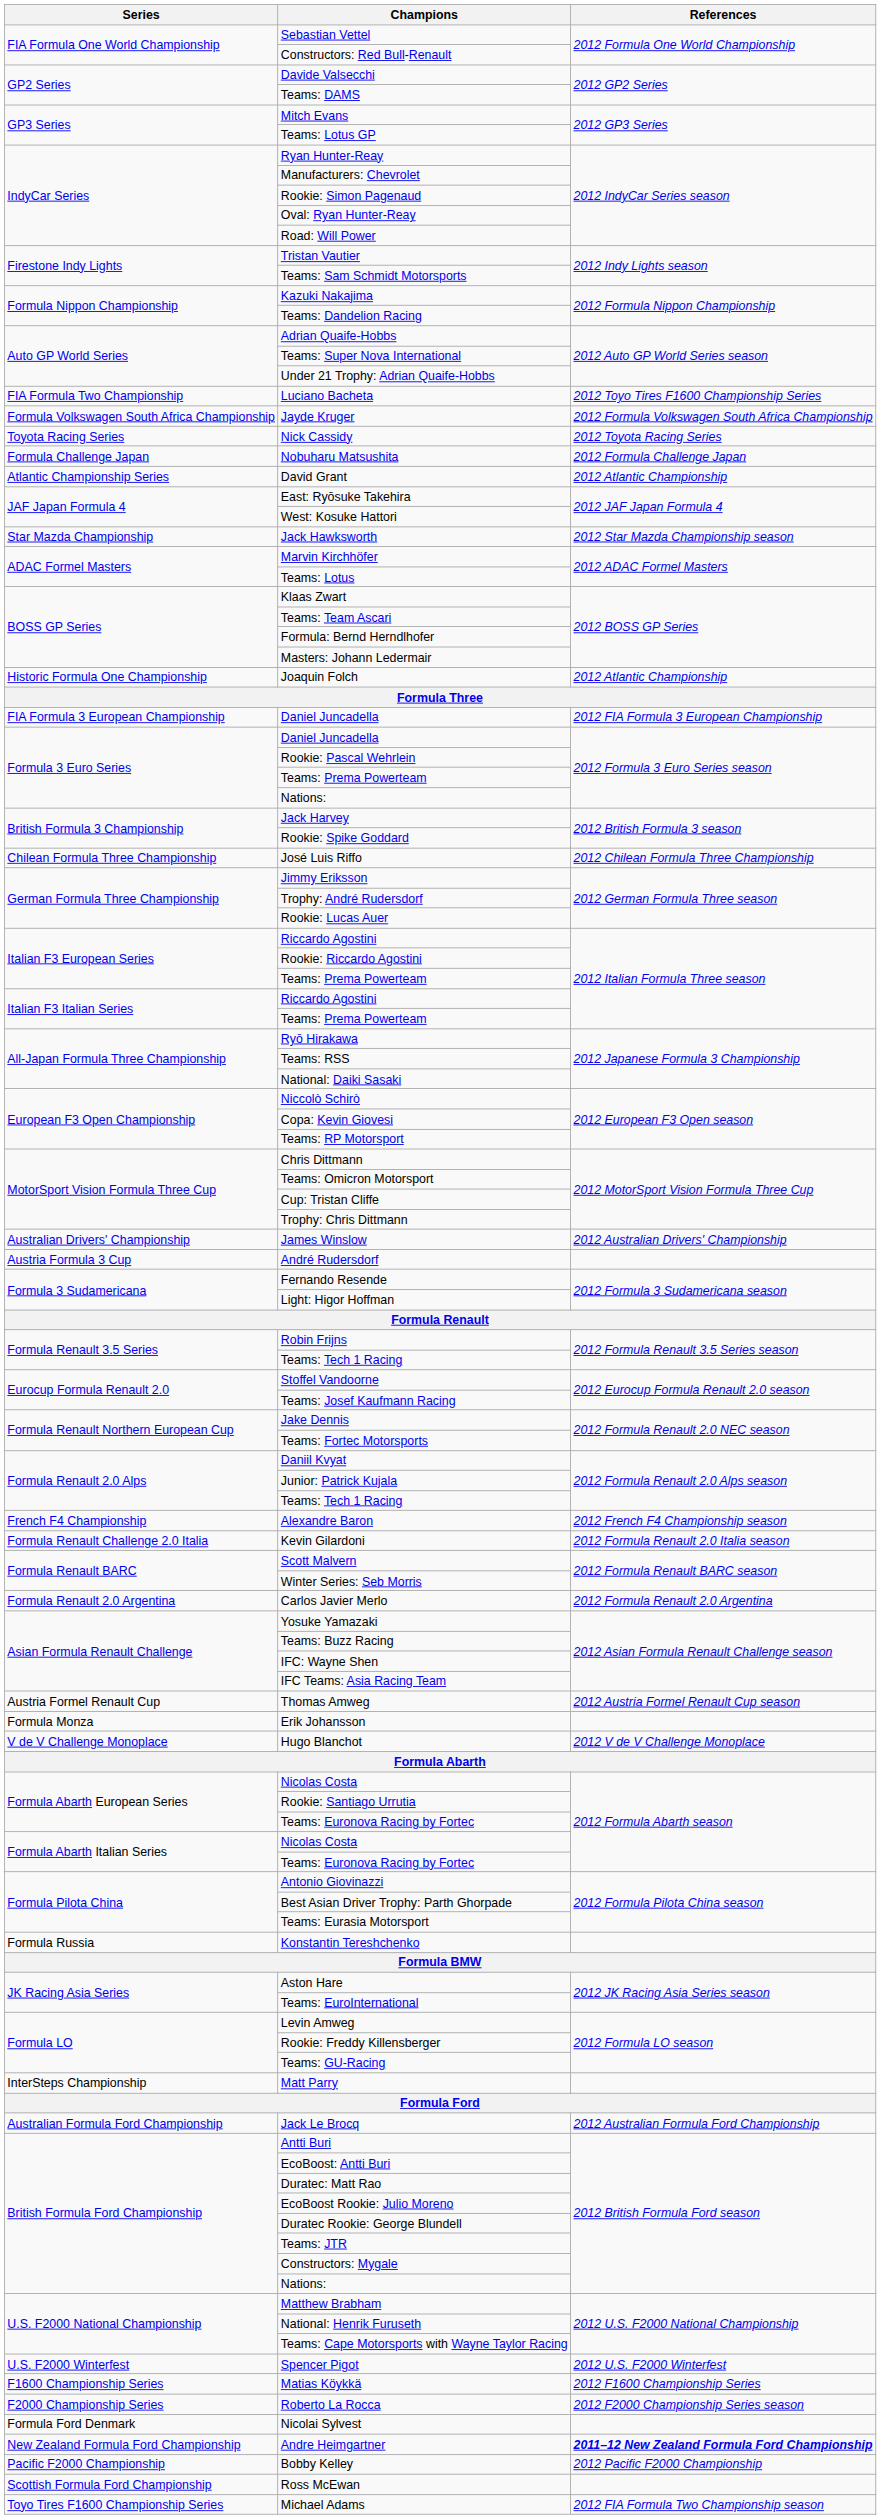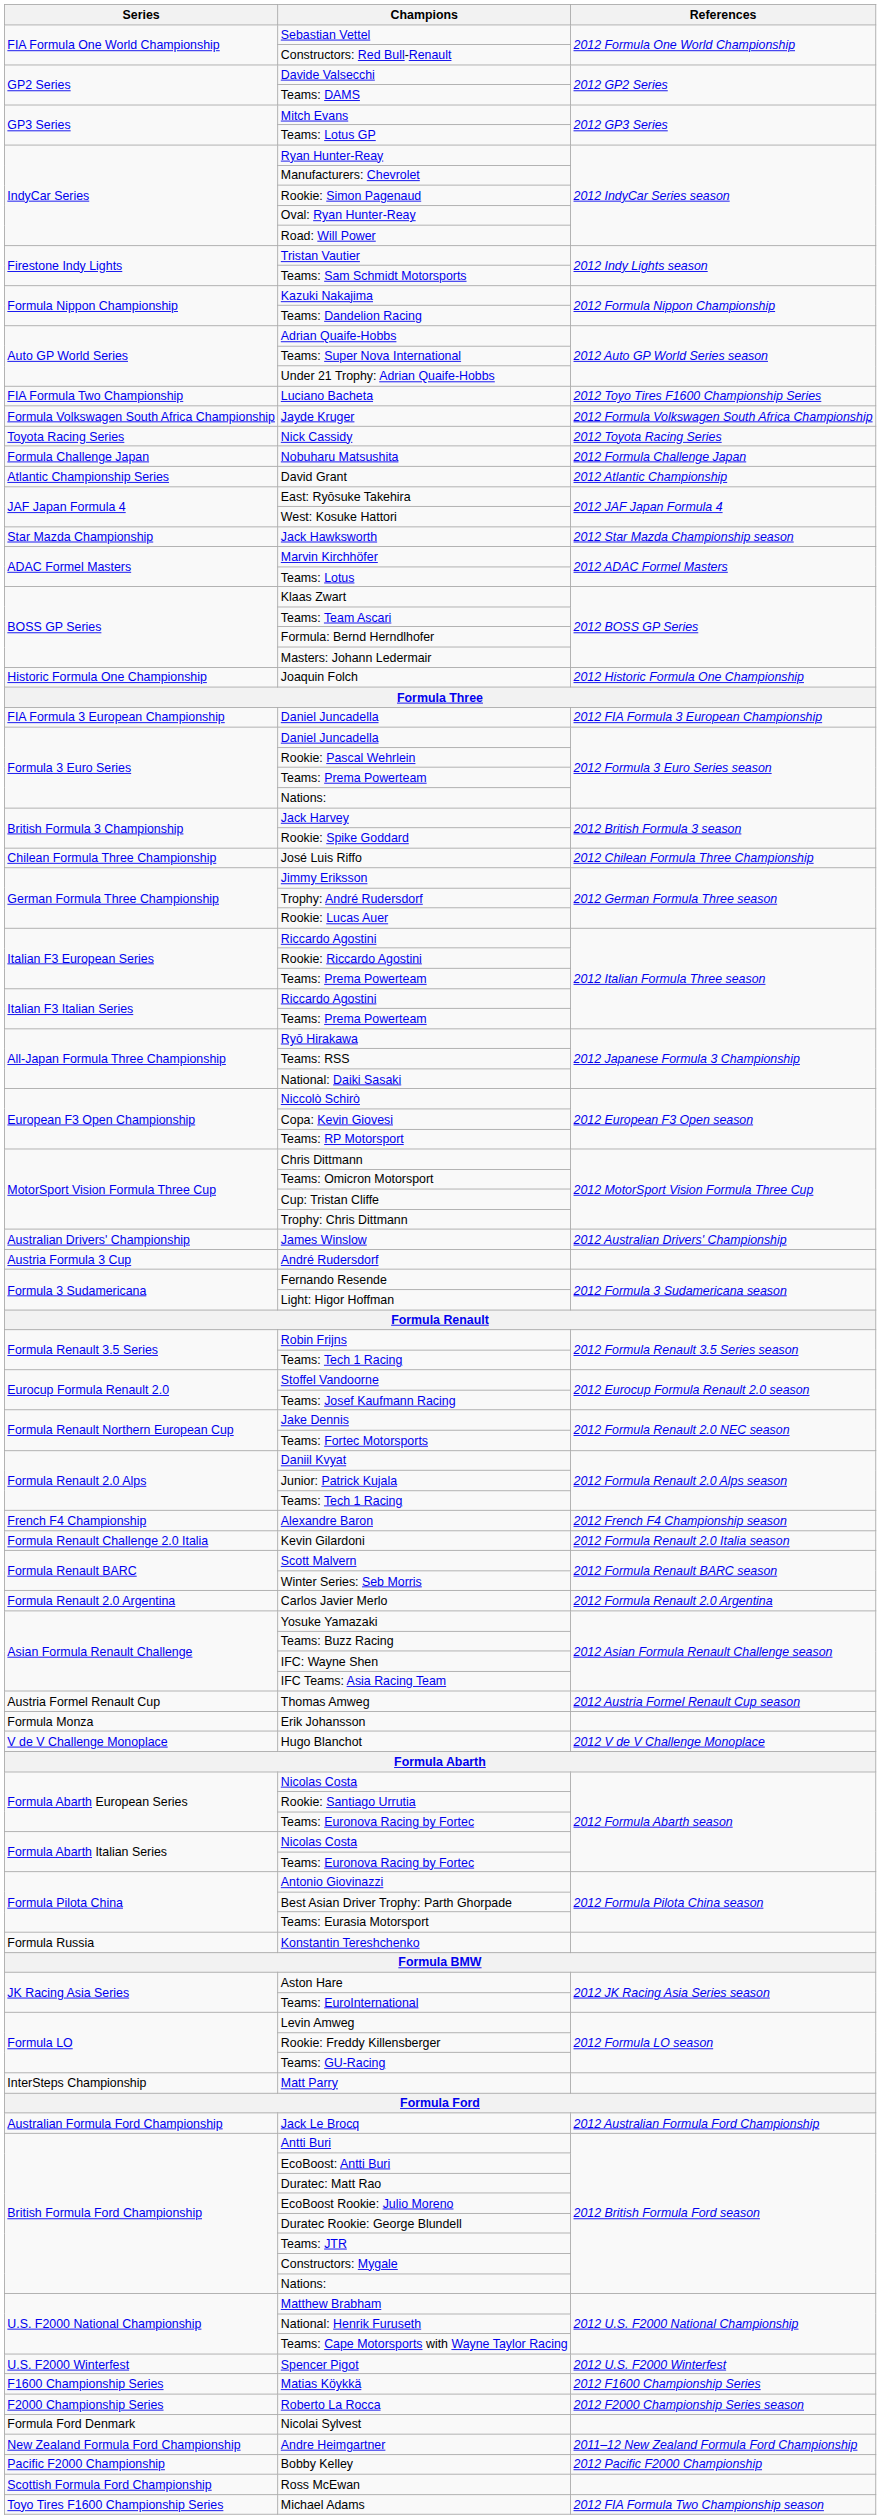(650, 677) 2012 Atlantic Championship -> (689, 677) 2012 Historic Formula One Championship
(723, 2444) bold -> (715, 2444) normal
